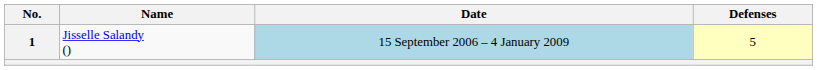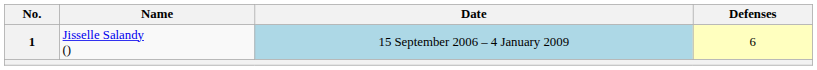(753, 42) 5 -> (753, 42) 6
